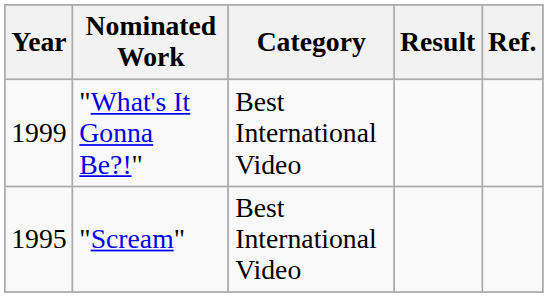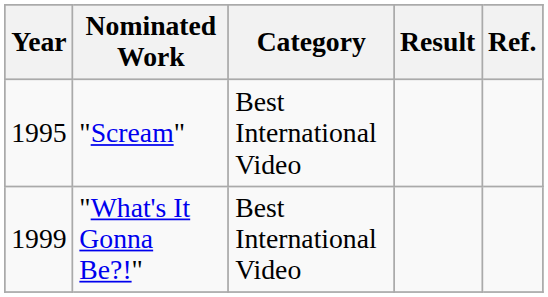rows swapped: (132, 238) <-> (135, 132)
